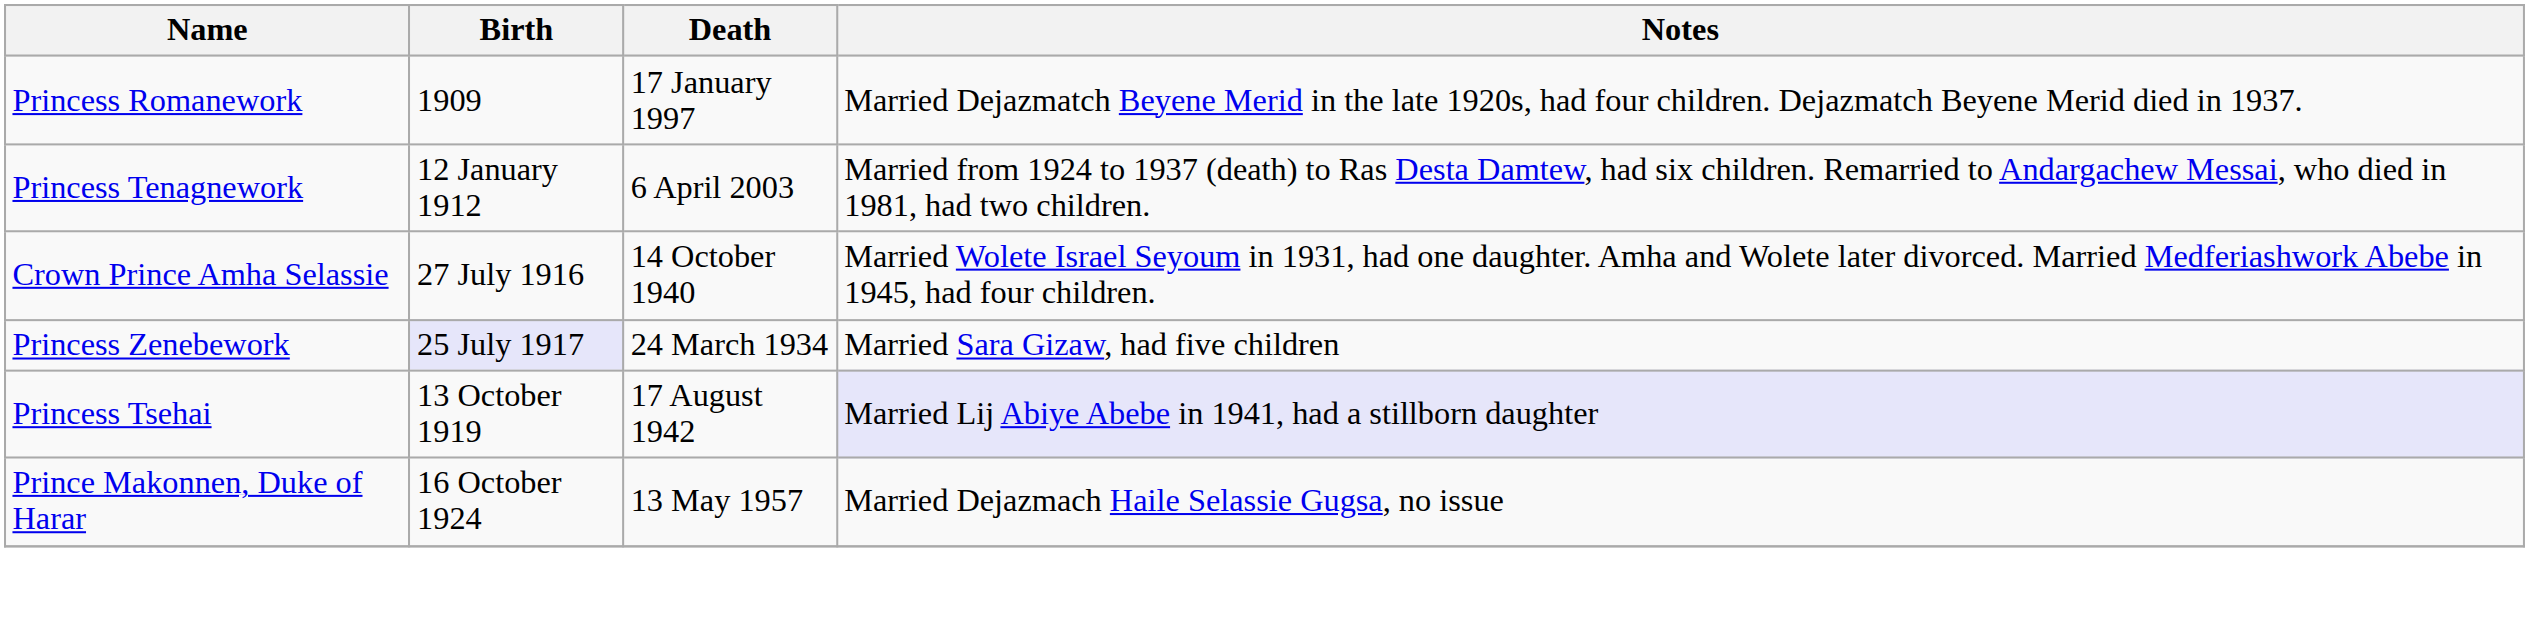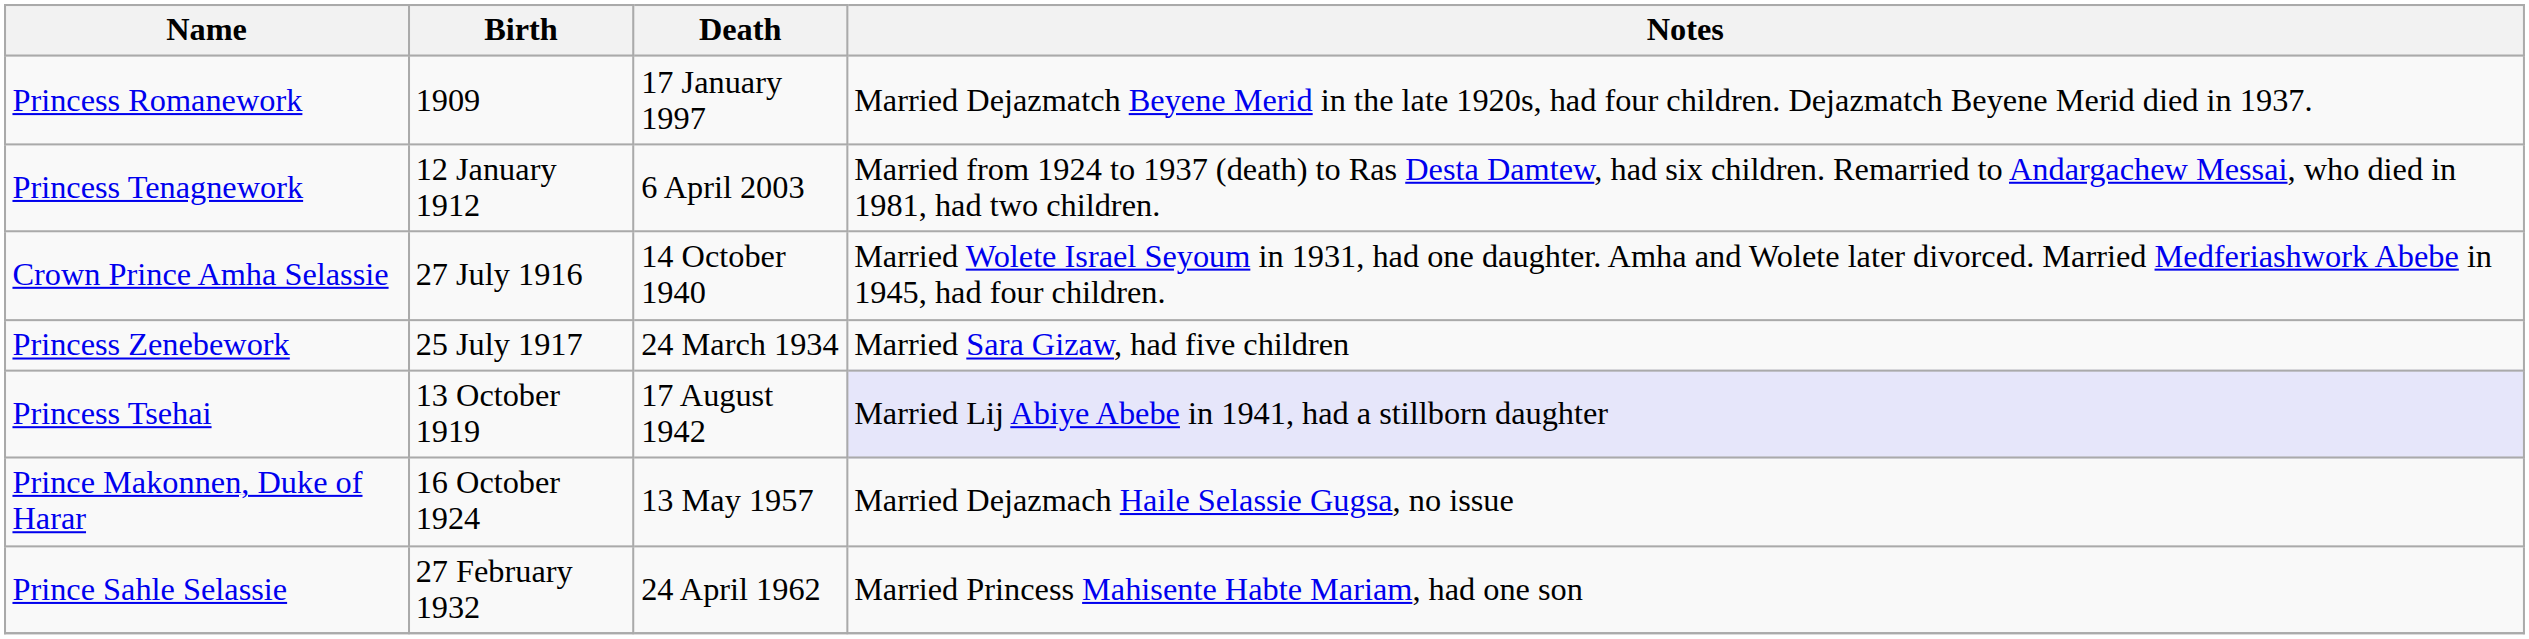(501, 344) lavender background -> (499, 344) no background
+ row: (150, 588)
